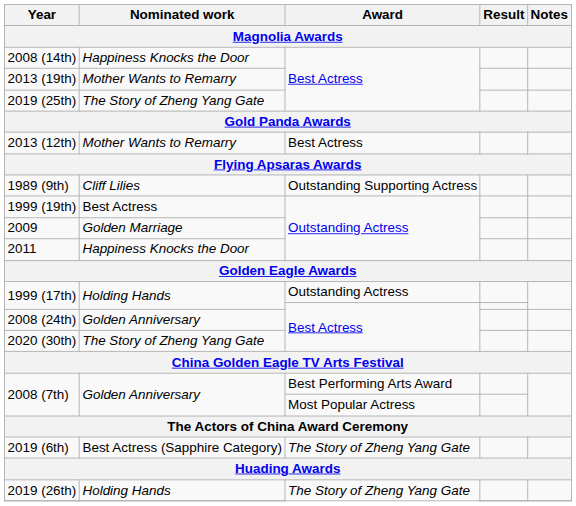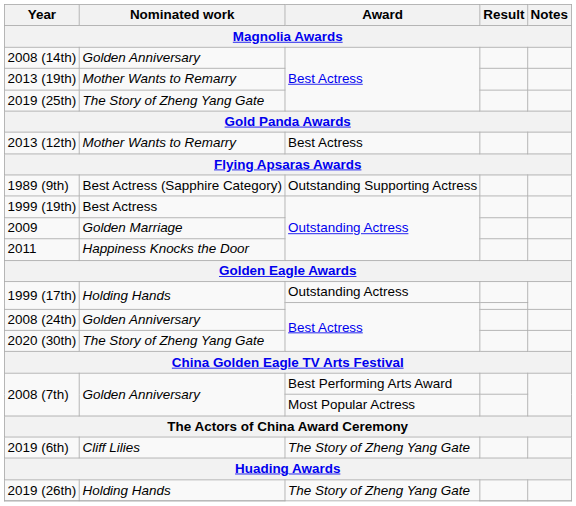(166, 57) Happiness Knocks the Door -> (141, 57) Golden Anniversary
(111, 185) Cliff Lilies -> (182, 185) Best Actress (Sapphire Category)
(182, 447) Best Actress (Sapphire Category) -> (111, 447) Cliff Lilies
